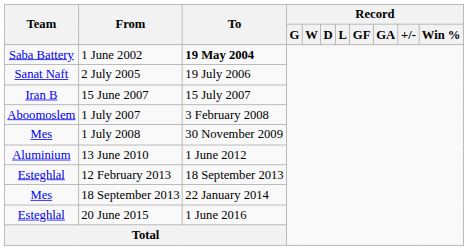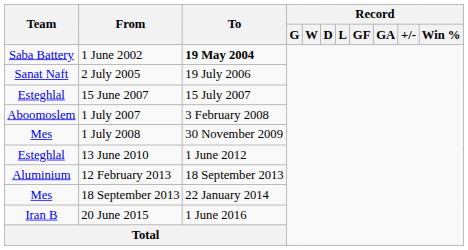(41, 94) Iran B -> (41, 94) Esteghlal
(41, 154) Aluminium -> (41, 154) Esteghlal
(41, 174) Esteghlal -> (41, 174) Aluminium
(41, 214) Esteghlal -> (41, 214) Iran B
